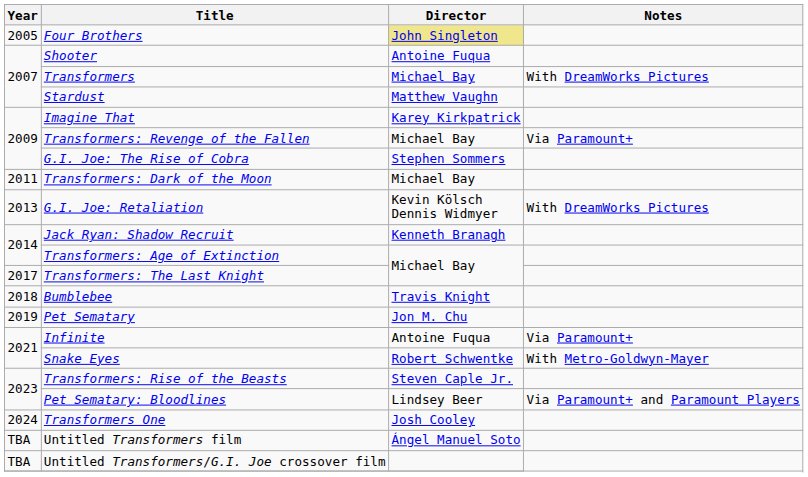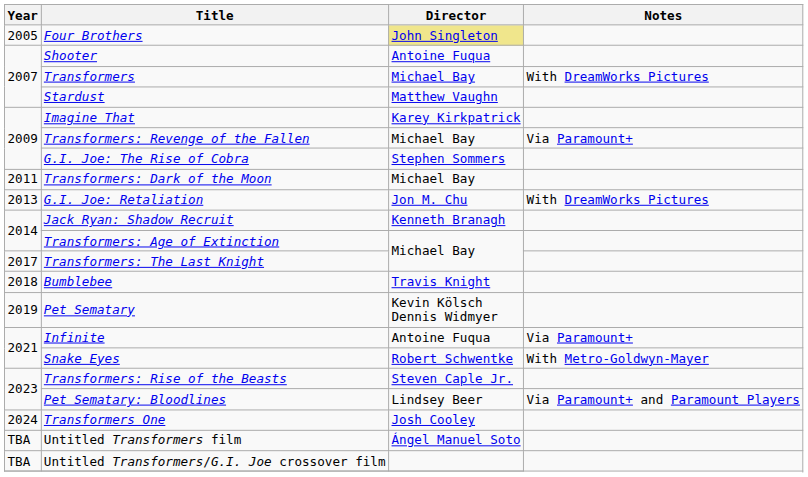(445, 207) Kevin Kölsch Dennis Widmyer -> (429, 200) Jon M. Chu
(429, 317) Jon M. Chu -> (445, 310) Kevin Kölsch Dennis Widmyer
